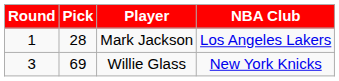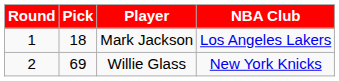(78, 40) 28 -> (78, 40) 18
(32, 64) 3 -> (32, 64) 2
